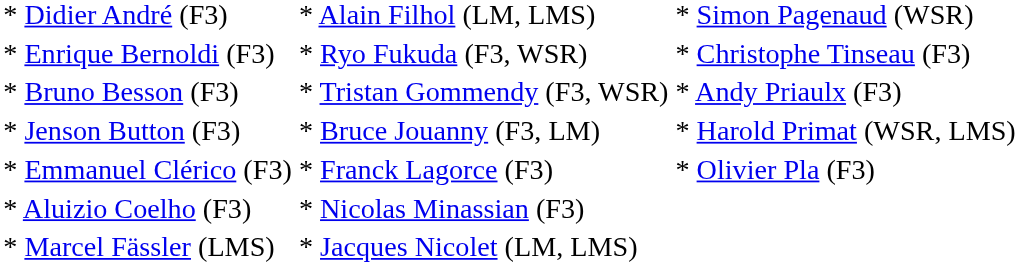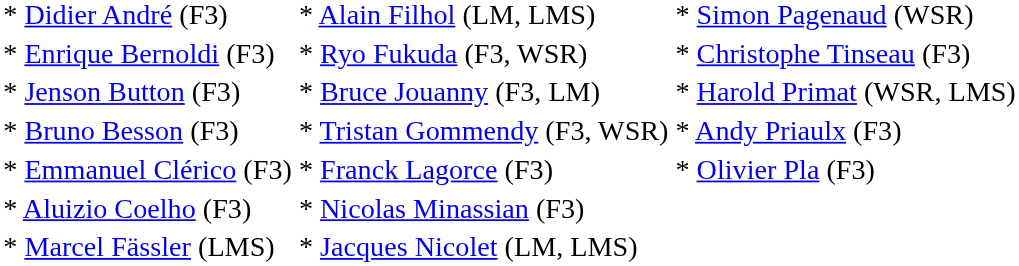rows swapped: (121, 92) <-> (122, 130)
